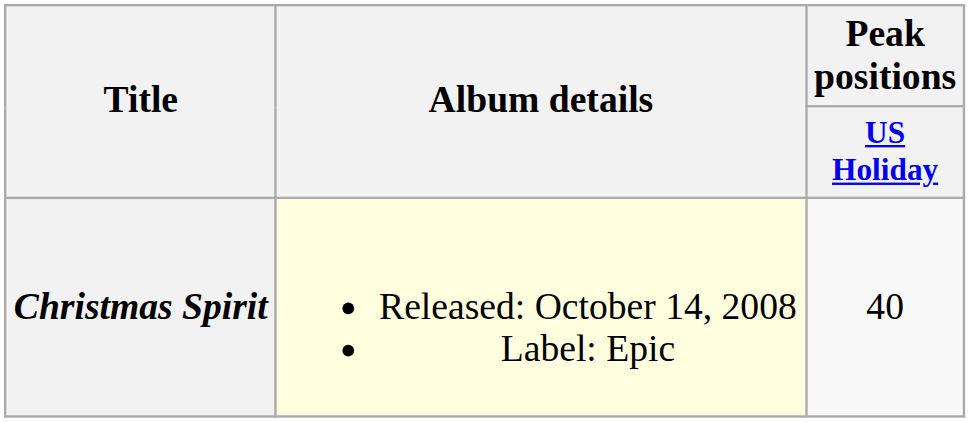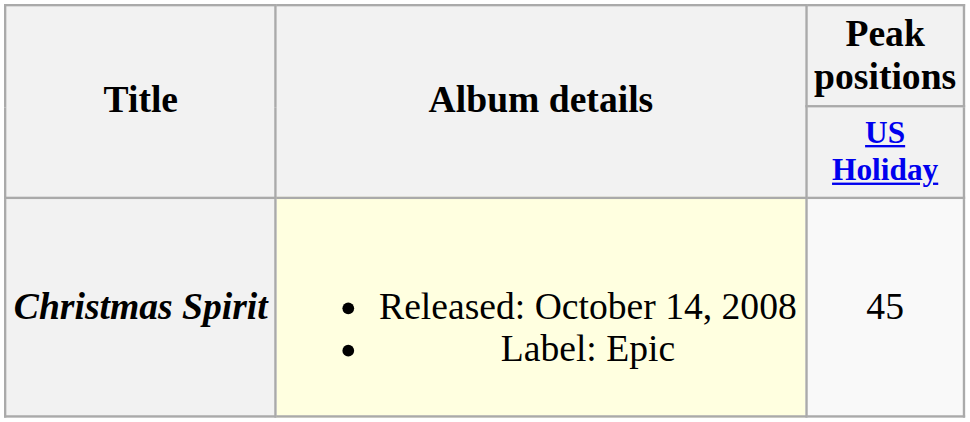(885, 306) 40 -> (885, 306) 45
